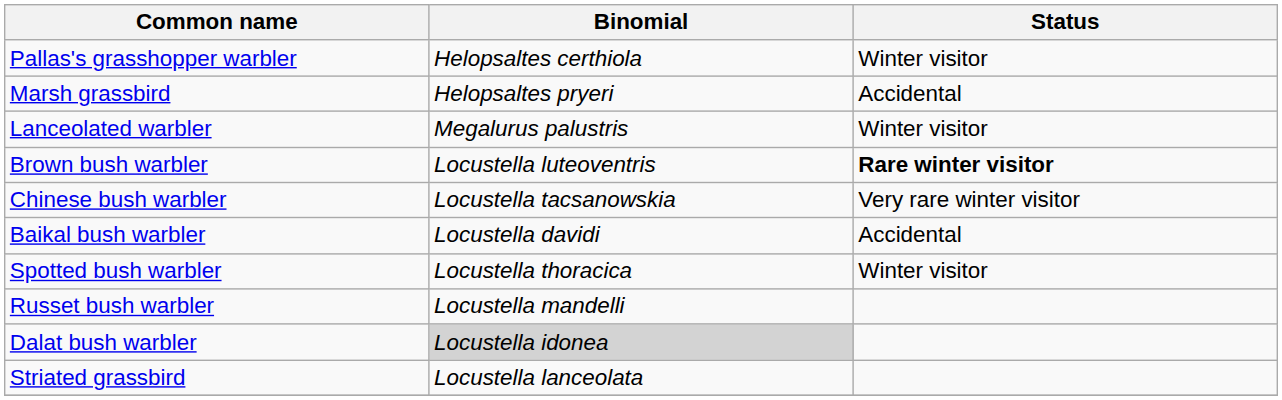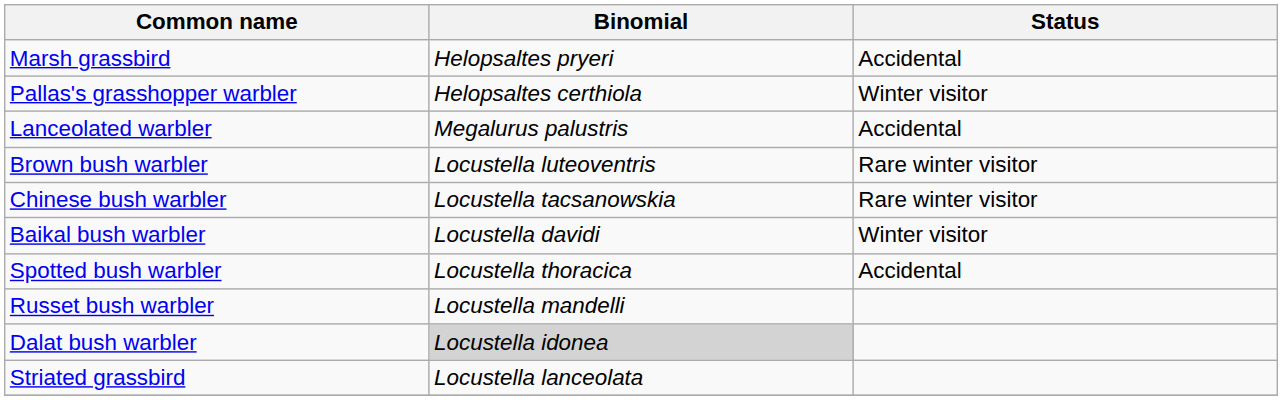rows swapped: (90, 93) <-> (153, 57)
(923, 128) Winter visitor -> (910, 128) Accidental
(956, 164) bold -> (948, 164) normal
(969, 199) Very rare winter visitor -> (948, 199) Rare winter visitor
(910, 235) Accidental -> (923, 235) Winter visitor
(923, 270) Winter visitor -> (910, 270) Accidental
